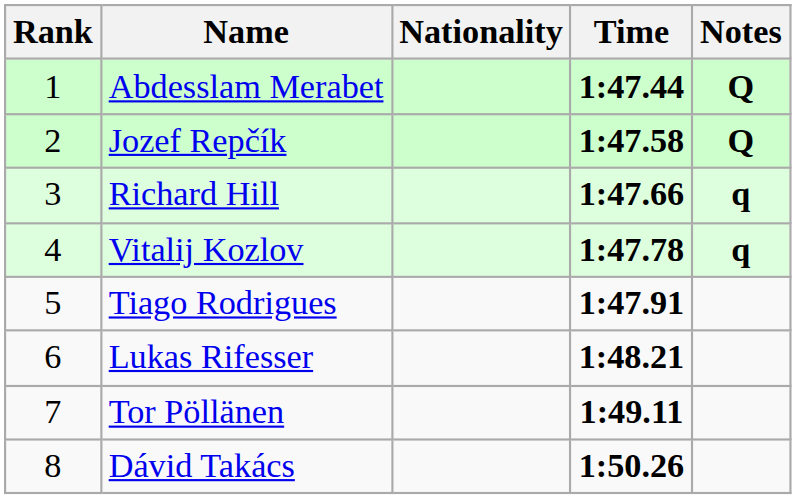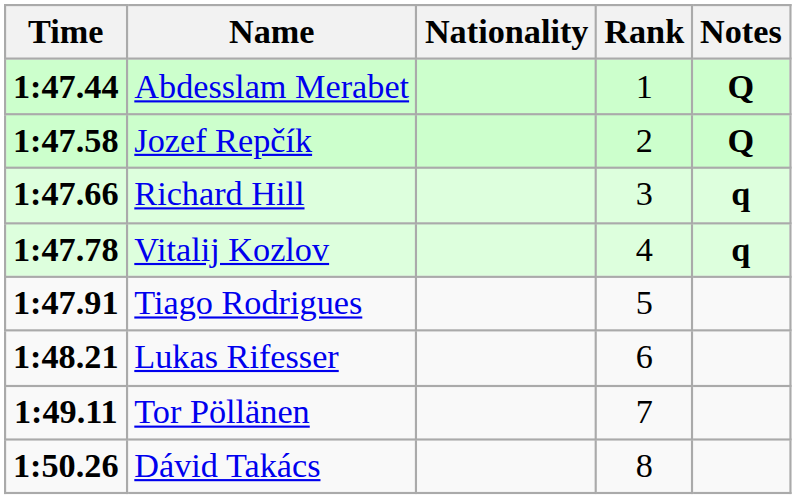columns swapped: (53, 31) <-> (631, 31)
